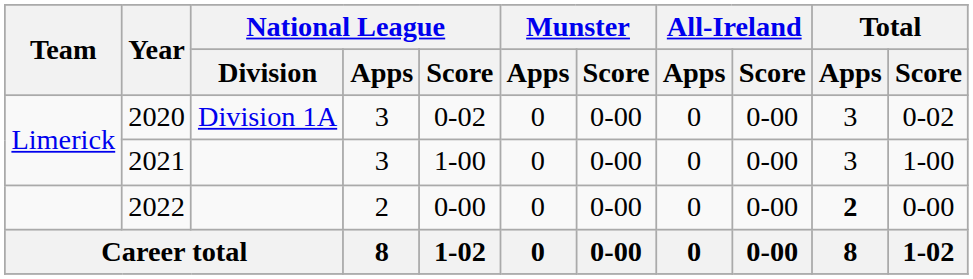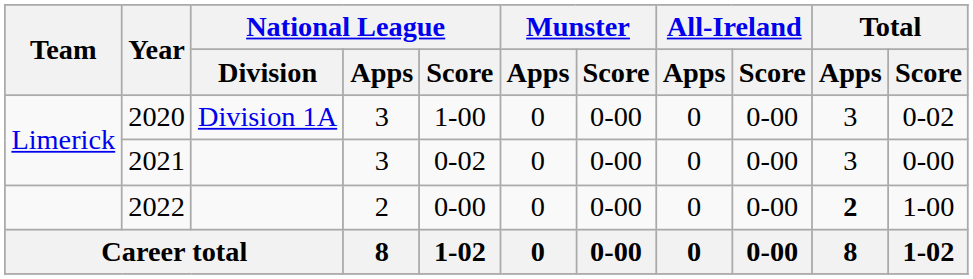(460, 116) 0-02 -> (460, 116) 1-00
(460, 161) 1-00 -> (460, 161) 0-02
(928, 161) 1-00 -> (928, 161) 0-00
(928, 206) 0-00 -> (928, 206) 1-00
